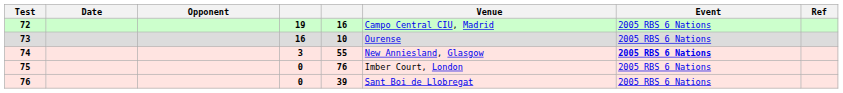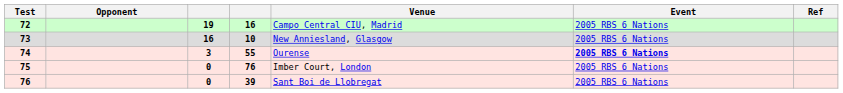- column: (92, 11)
(383, 39) Ourense -> (333, 39) New Anniesland, Glasgow
(424, 53) New Anniesland, Glasgow -> (291, 53) Ourense
